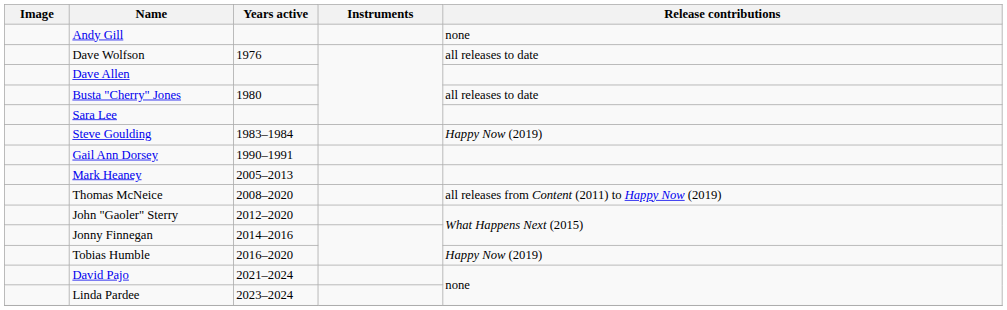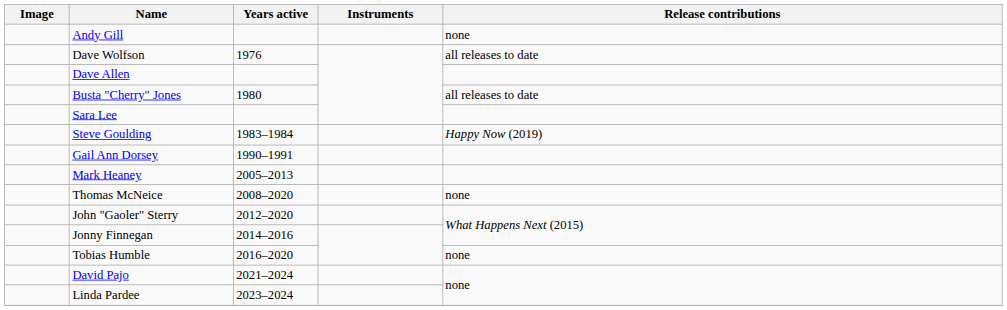(583, 194) all releases from Content (2011) to Happy Now (2019) -> (458, 194) none
(494, 255) Happy Now (2019) -> (458, 255) none
